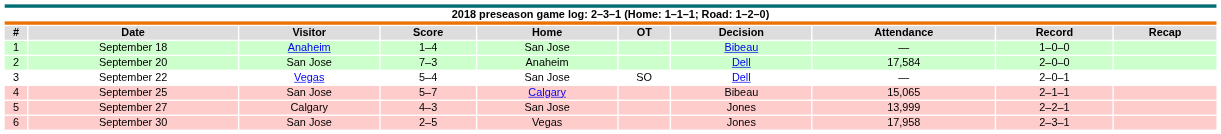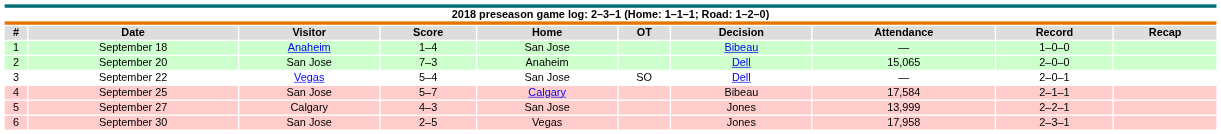(904, 62) 17,584 -> (904, 62) 15,065
(904, 92) 15,065 -> (904, 92) 17,584
